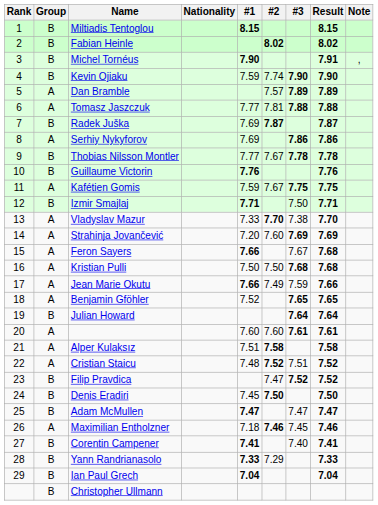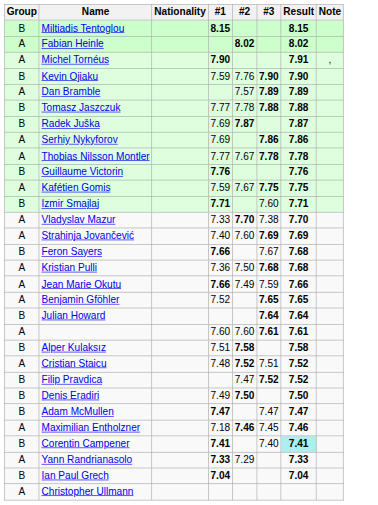- column: (19, 12)
(51, 44) B -> (22, 44) A
(51, 60) B -> (22, 60) A
(274, 76) 7.74 -> (245, 76) 7.76
(51, 108) A -> (22, 108) B
(274, 108) 7.81 -> (245, 108) 7.78
(51, 156) B -> (22, 156) A
(298, 204) 7.50 -> (269, 204) 7.60
(250, 236) 7.20 -> (220, 236) 7.40
(51, 252) A -> (22, 252) B
(250, 268) 7.50 -> (220, 268) 7.36
(51, 348) A -> (22, 348) B
(250, 396) 7.45 -> (220, 396) 7.49
(328, 444) no background -> (299, 444) paleturquoise background
(51, 460) B -> (22, 460) A
(51, 492) B -> (22, 492) A
